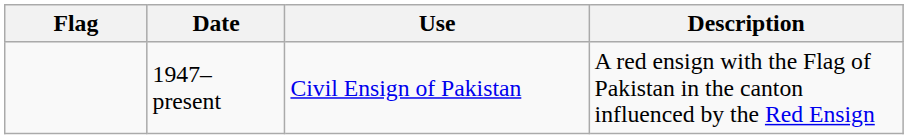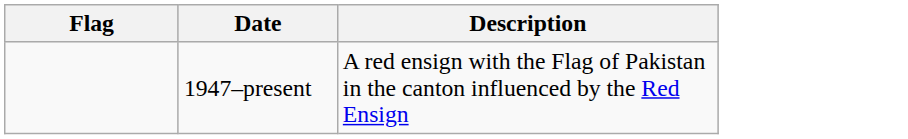- column: (437, 23)
